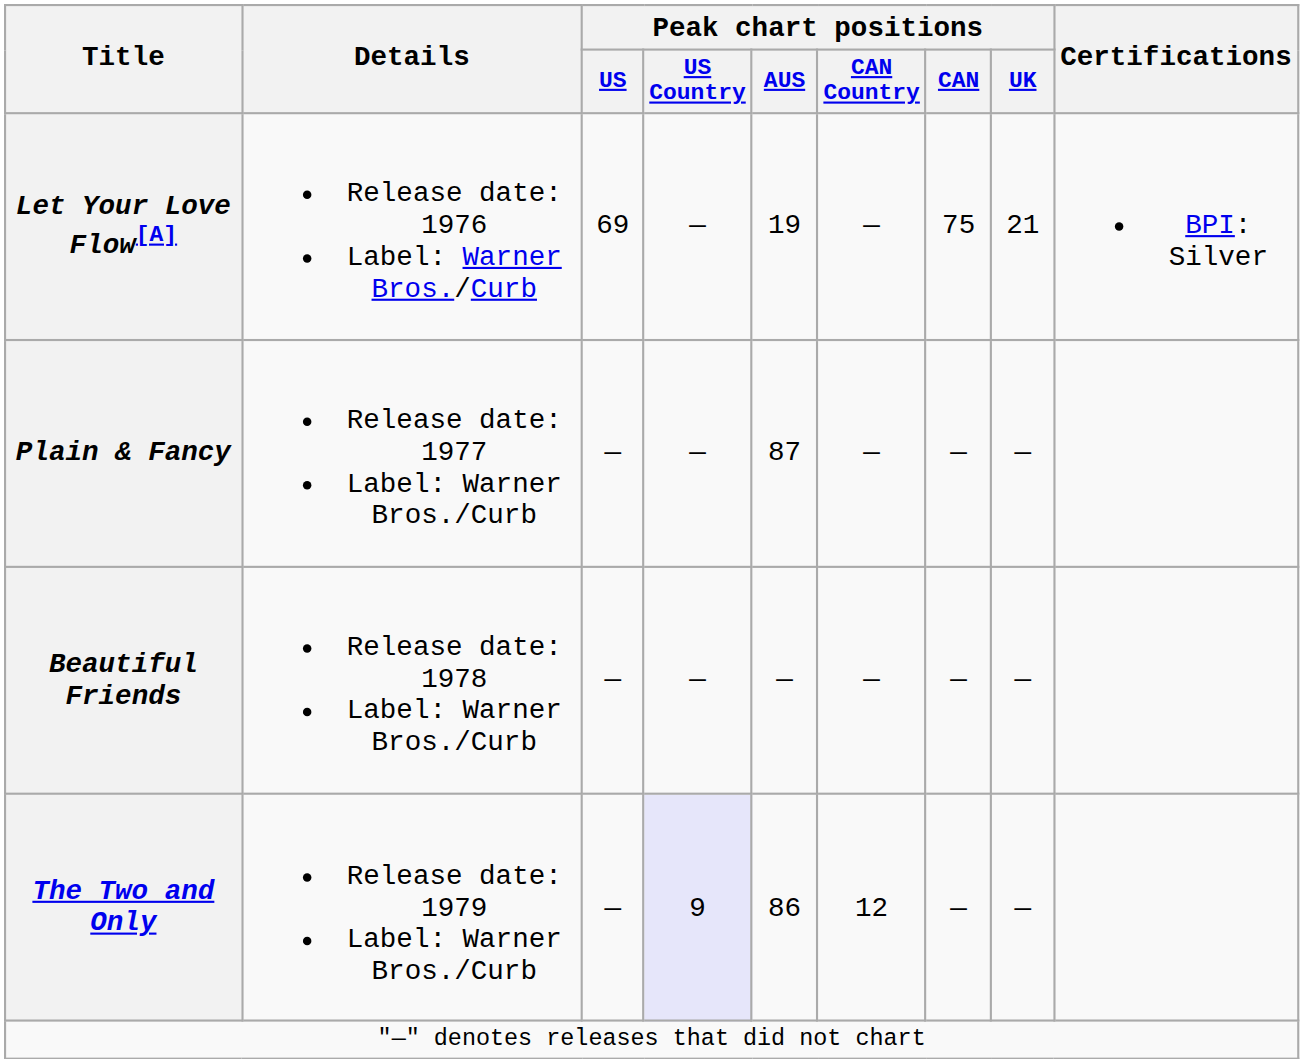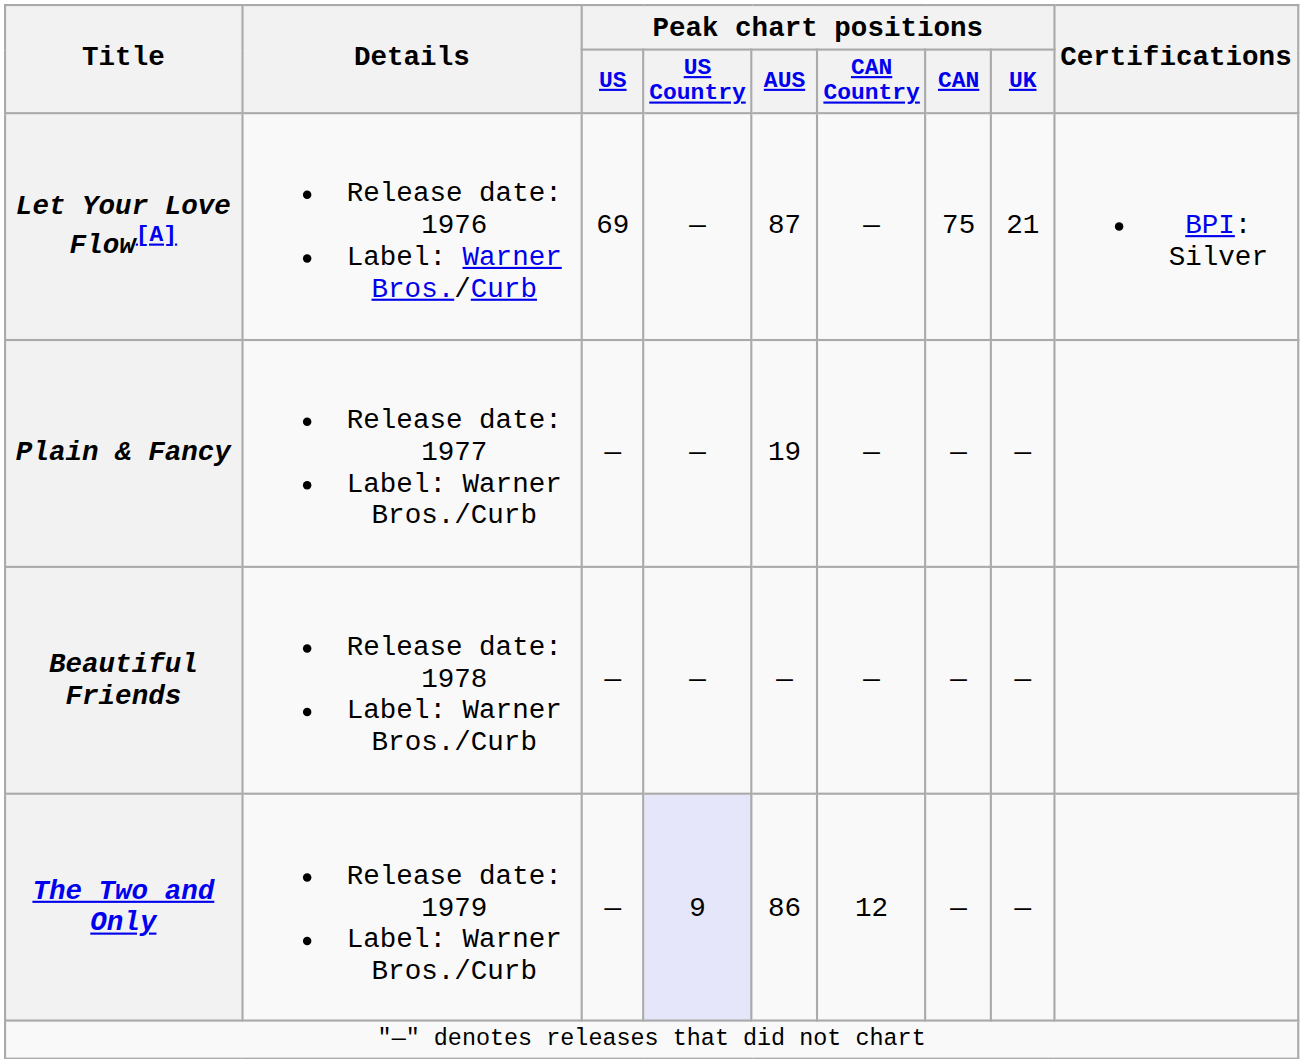(785, 226) 19 -> (785, 226) 87
(785, 453) 87 -> (785, 453) 19
